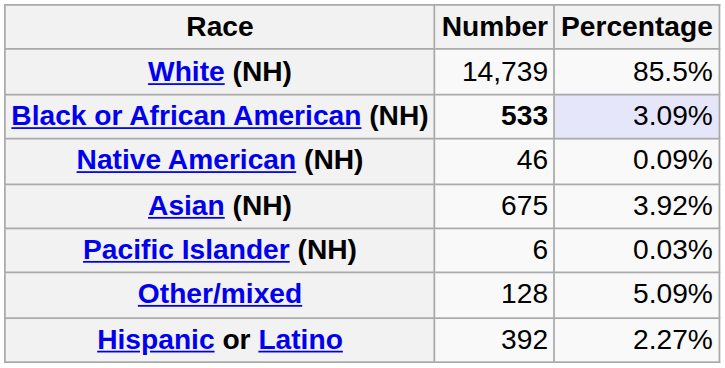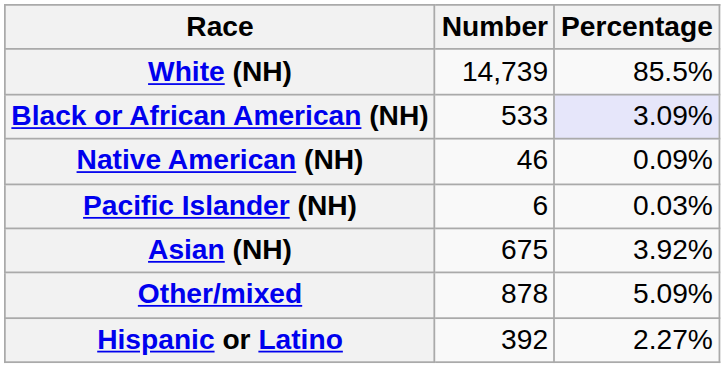(525, 116) bold -> (525, 116) normal
rows swapped: (220, 205) <-> (220, 250)
(525, 294) 128 -> (525, 294) 878
